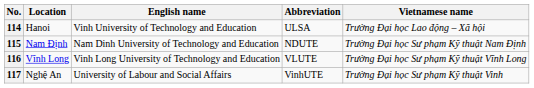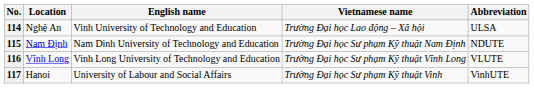columns swapped: (436, 12) <-> (312, 12)
(38, 28) Hanoi -> (44, 28) Nghệ An
(44, 75) Nghệ An -> (38, 75) Hanoi
